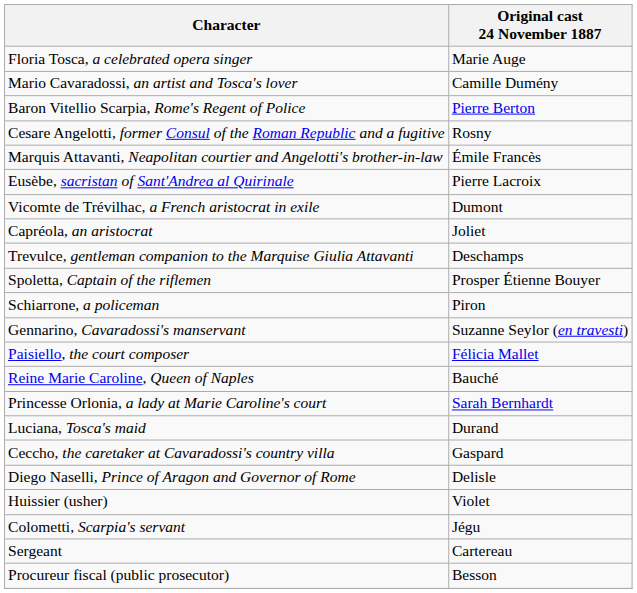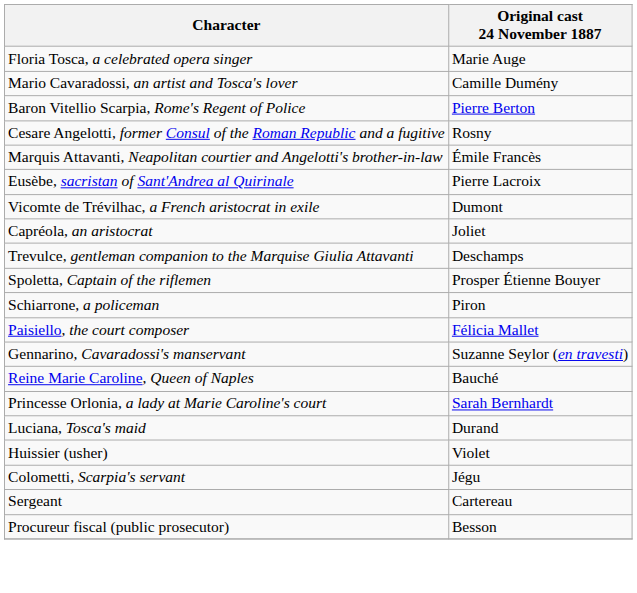rows swapped: (99, 354) <-> (127, 329)
- row: (171, 452)
- row: (182, 477)
